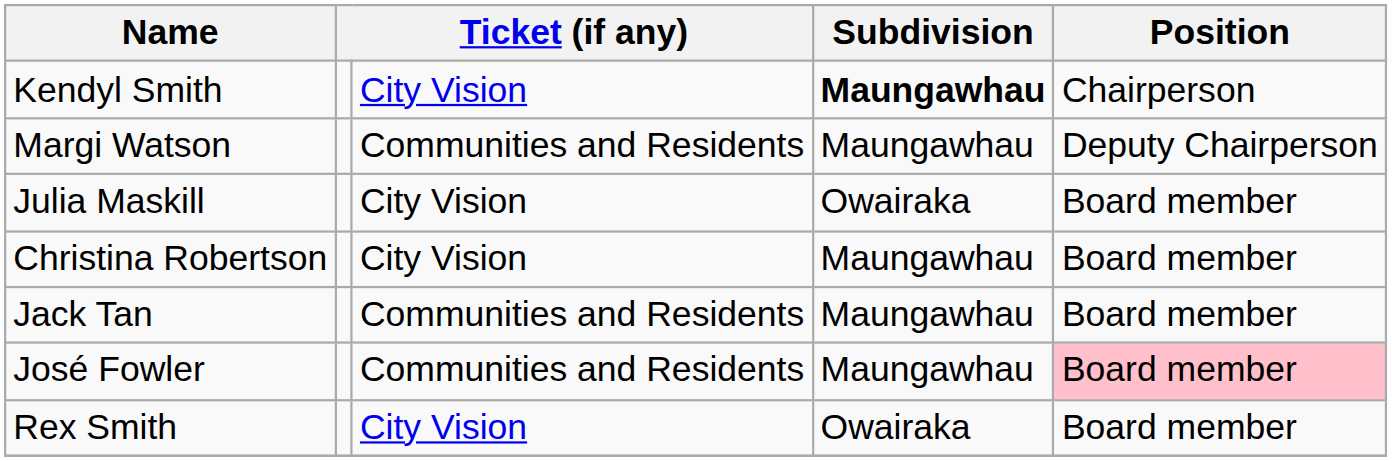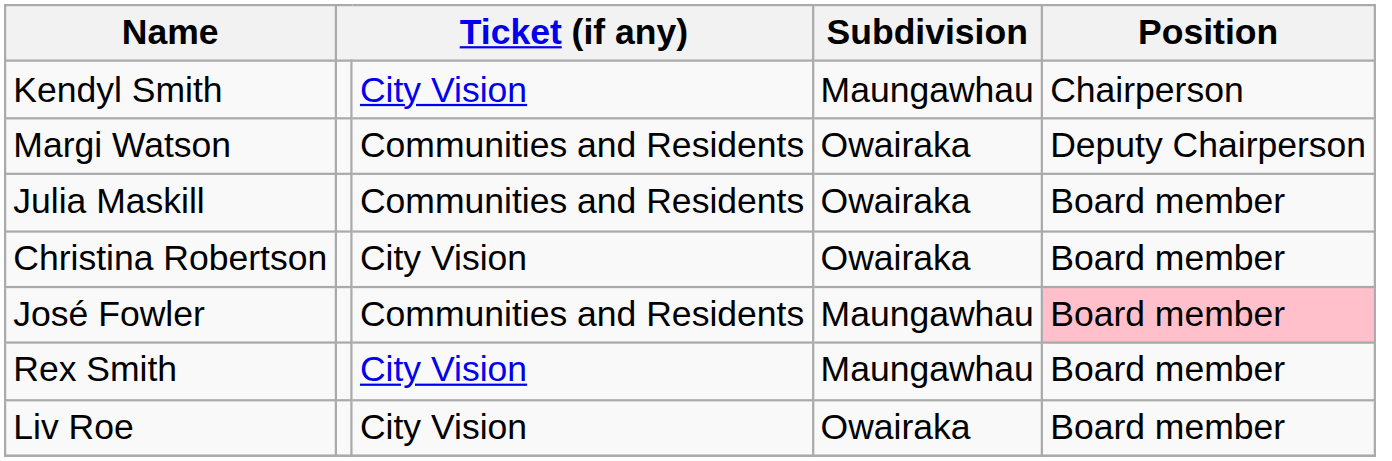(933, 88) bold -> (927, 88) normal
(927, 145) Maungawhau -> (896, 145) Owairaka
(444, 201) City Vision -> (582, 201) Communities and Residents
(927, 257) Maungawhau -> (896, 257) Owairaka
- row: (83, 314)
(896, 426) Owairaka -> (927, 370) Maungawhau
+ row: (74, 426)
